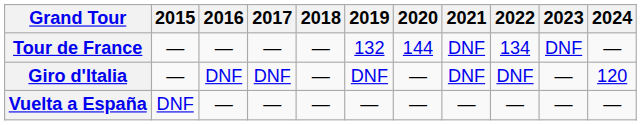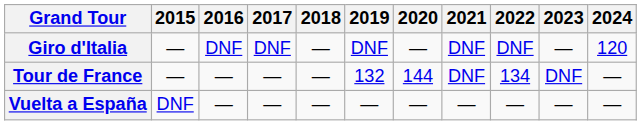rows swapped: (78, 76) <-> (78, 47)
